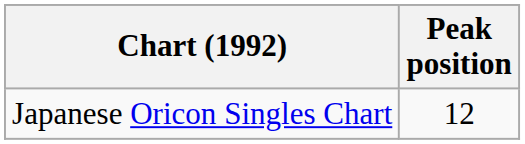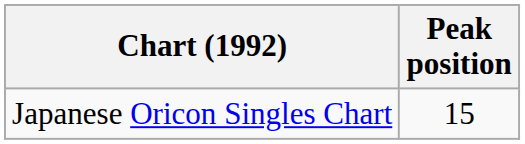(459, 113) 12 -> (459, 113) 15
